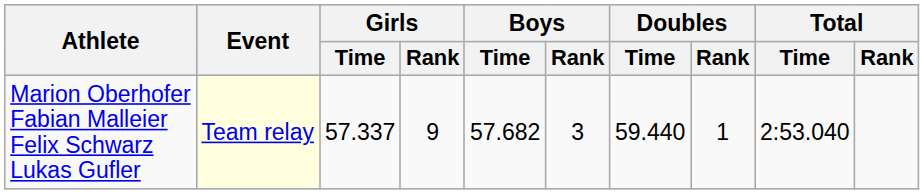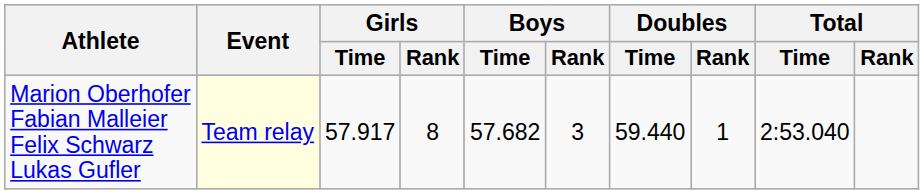(360, 133) 57.337 -> (360, 133) 57.917
(433, 133) 9 -> (433, 133) 8
